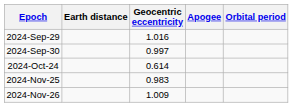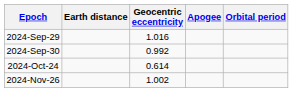(157, 51) 0.997 -> (157, 51) 0.992
- row: (33, 80)
(157, 95) 1.009 -> (157, 80) 1.002
